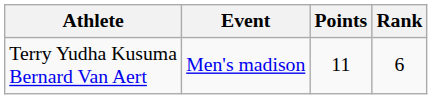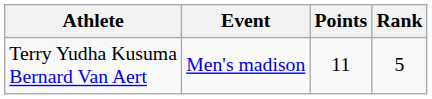(399, 65) 6 -> (399, 65) 5
